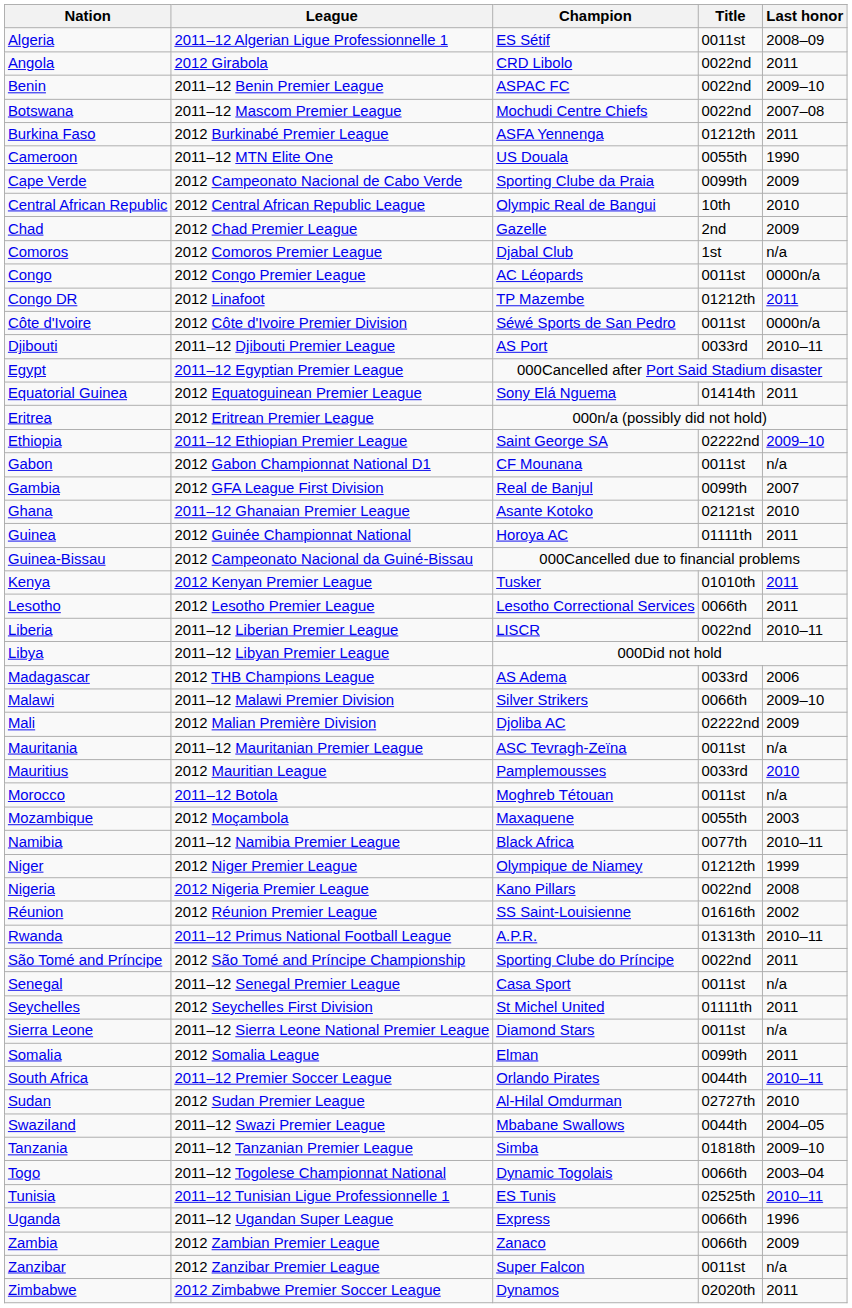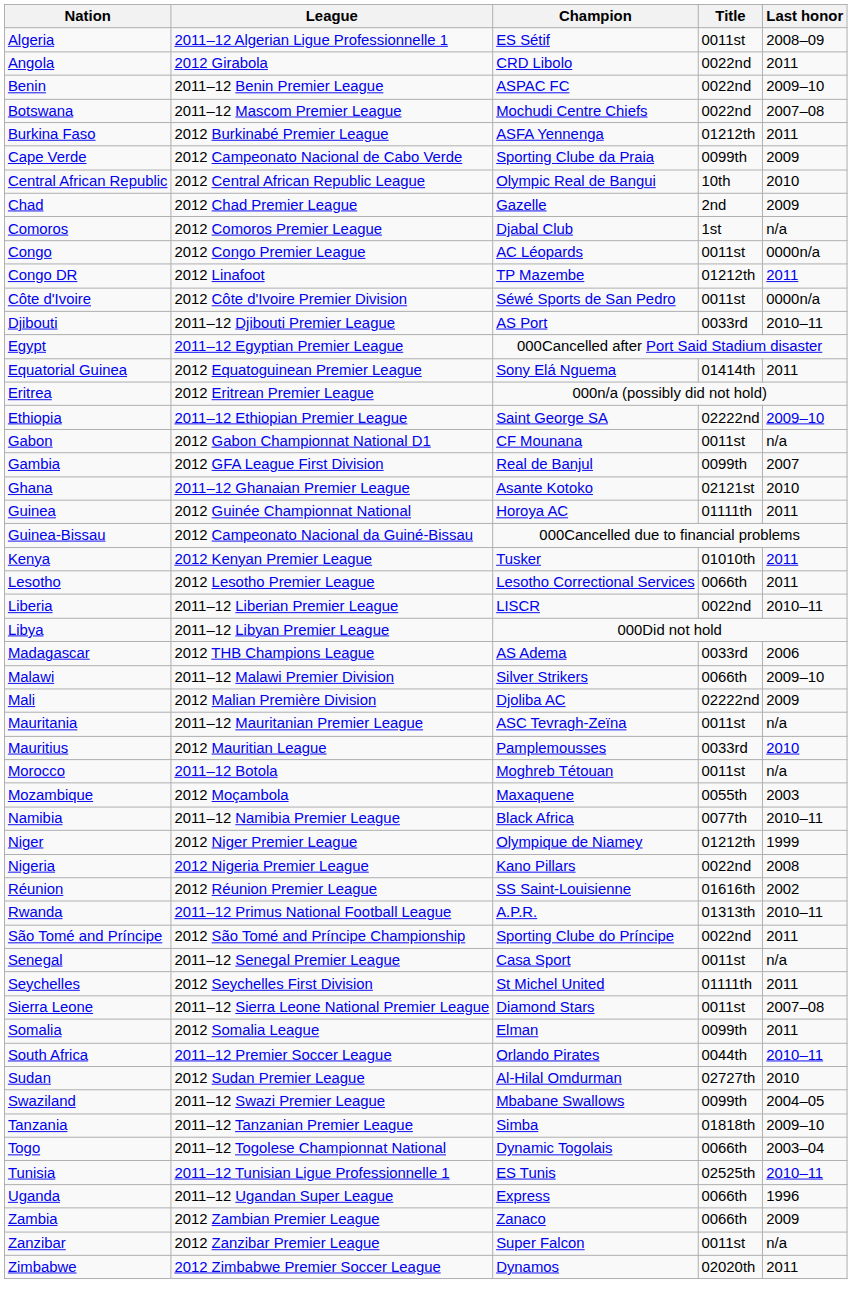- row: (43, 157)
(777, 1031) n/a -> (795, 1007) 2007–08
(724, 1125) 0044th -> (724, 1101) 0099th
